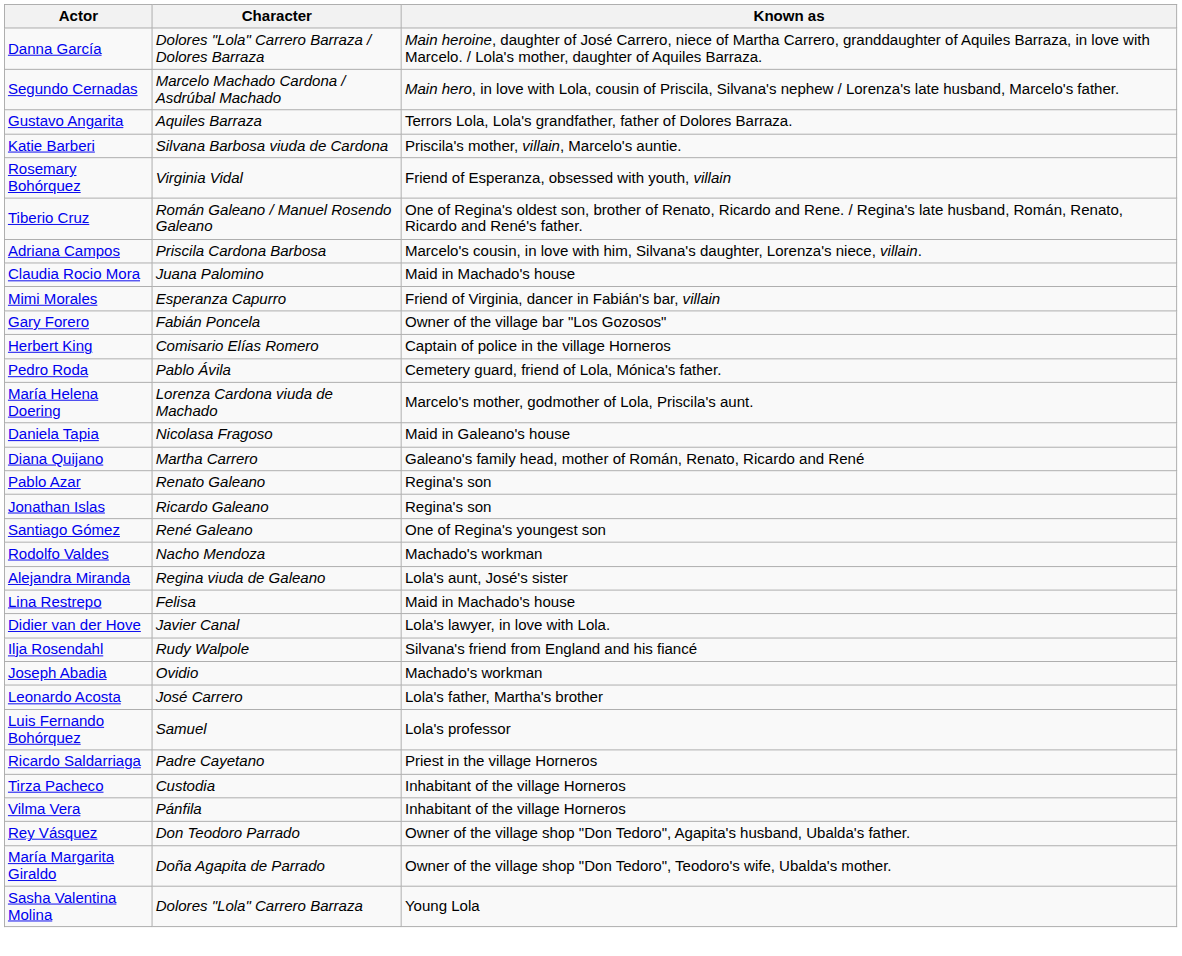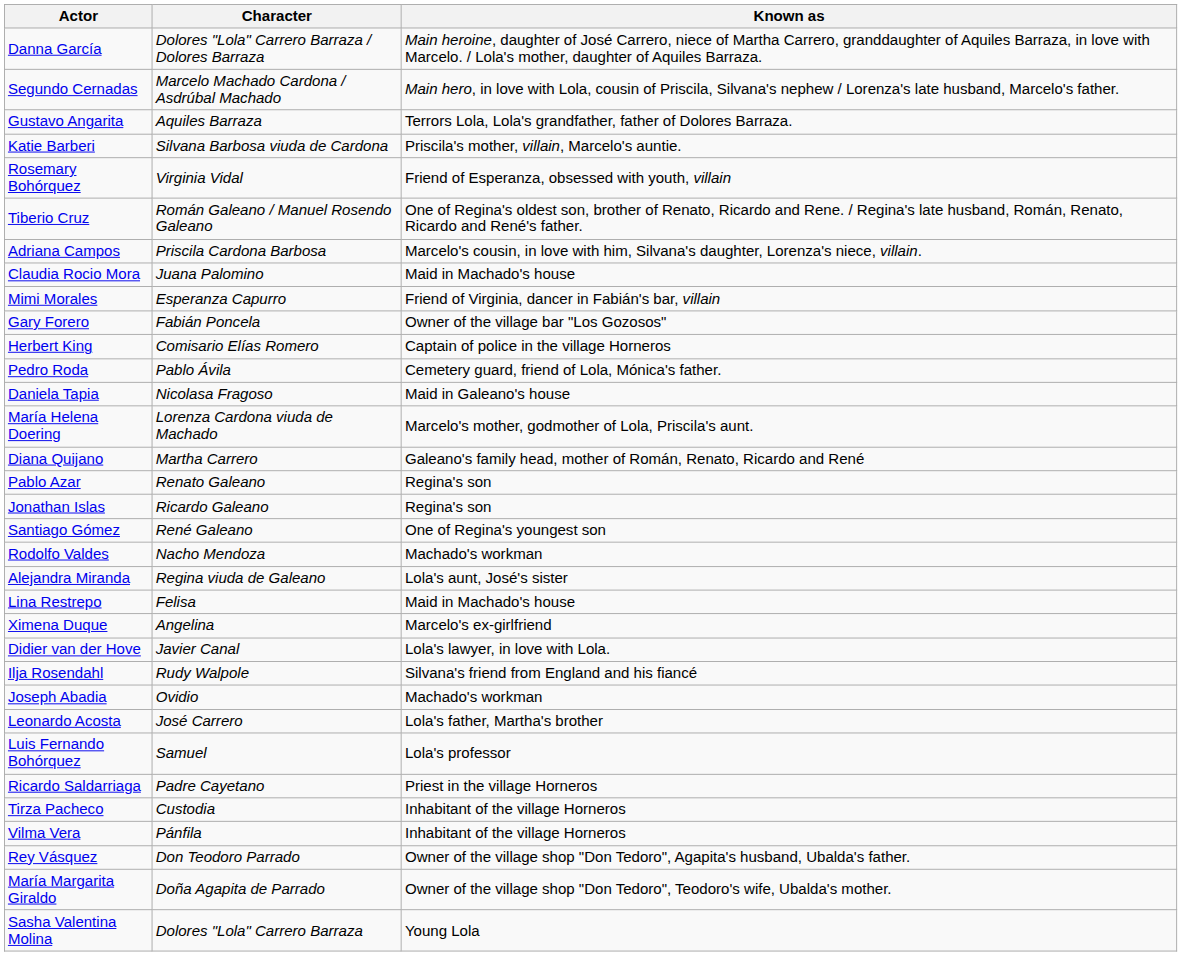rows swapped: (53, 434) <-> (53, 402)
+ row: (58, 625)
